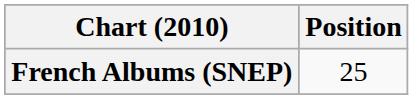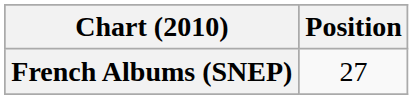(354, 71) 25 -> (354, 71) 27
